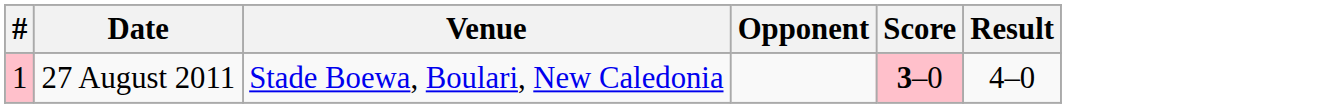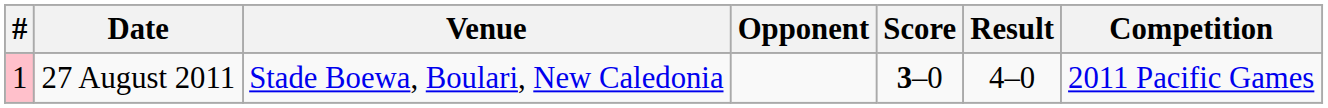+ column: (1191, 28)
(920, 77) pink background -> (920, 77) no background
